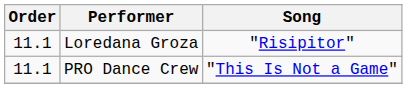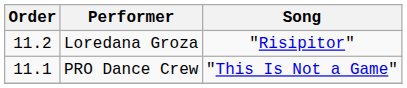(32, 44) 11.1 -> (32, 44) 11.2
